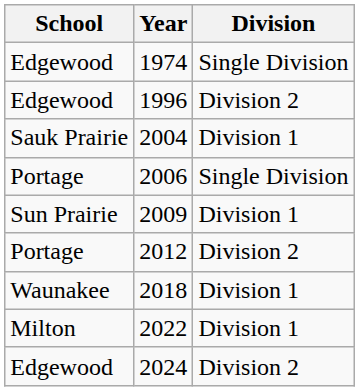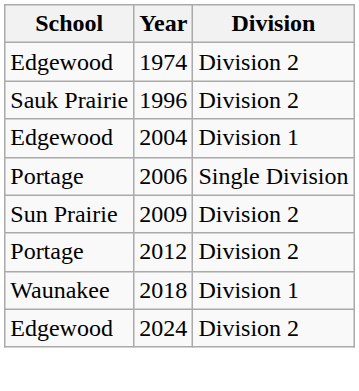(273, 61) Single Division -> (249, 61) Division 2
(62, 99) Edgewood -> (69, 99) Sauk Prairie
(69, 137) Sauk Prairie -> (62, 137) Edgewood
(249, 213) Division 1 -> (249, 213) Division 2
- row: (163, 328)
